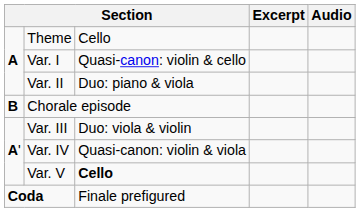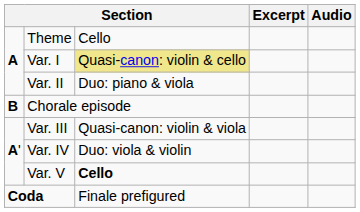(162, 60) no background -> (162, 60) khaki background
(135, 128) Duo: viola & violin -> (162, 128) Quasi-canon: violin & viola
(162, 151) Quasi-canon: violin & viola -> (135, 151) Duo: viola & violin
